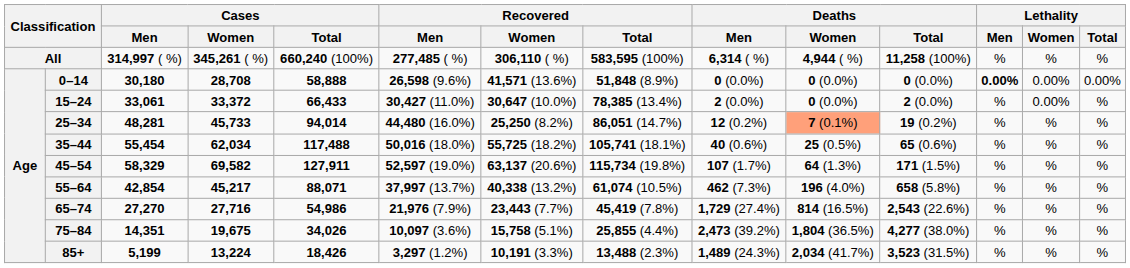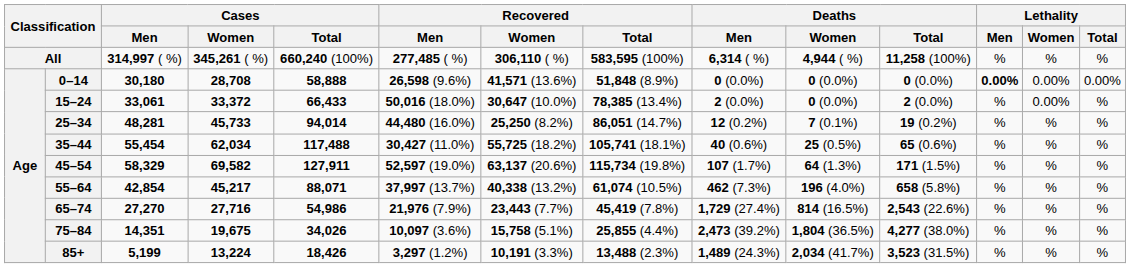(430, 101) 30,427 (11.0%) -> (430, 101) 50,016 (18.0%)
(833, 123) lightsalmon background -> (833, 123) no background
(430, 144) 50,016 (18.0%) -> (430, 144) 30,427 (11.0%)
